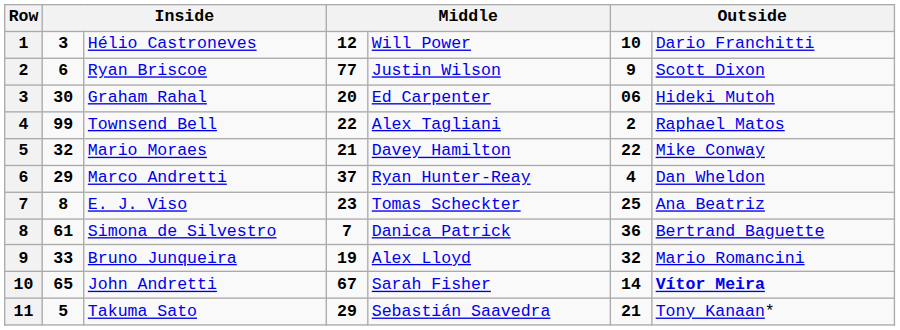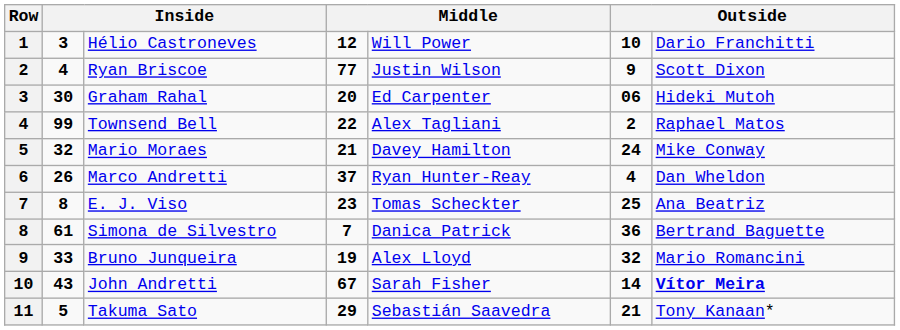(63, 72) 6 -> (63, 72) 4
(631, 152) 22 -> (631, 152) 24
(63, 179) 29 -> (63, 179) 26
(63, 286) 65 -> (63, 286) 43
